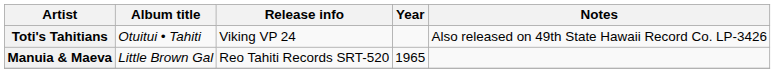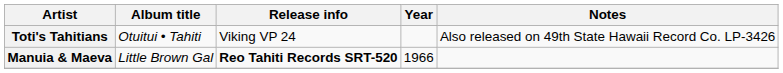(304, 57) normal -> (308, 57) bold
(410, 57) 1965 -> (419, 57) 1966
